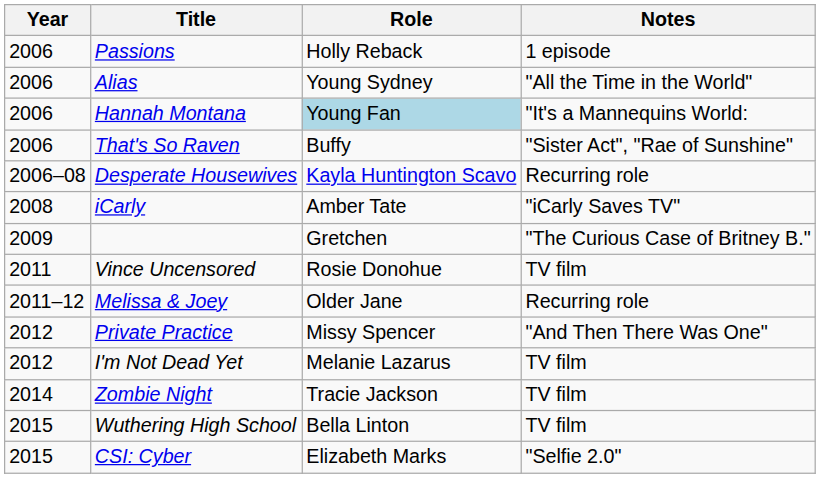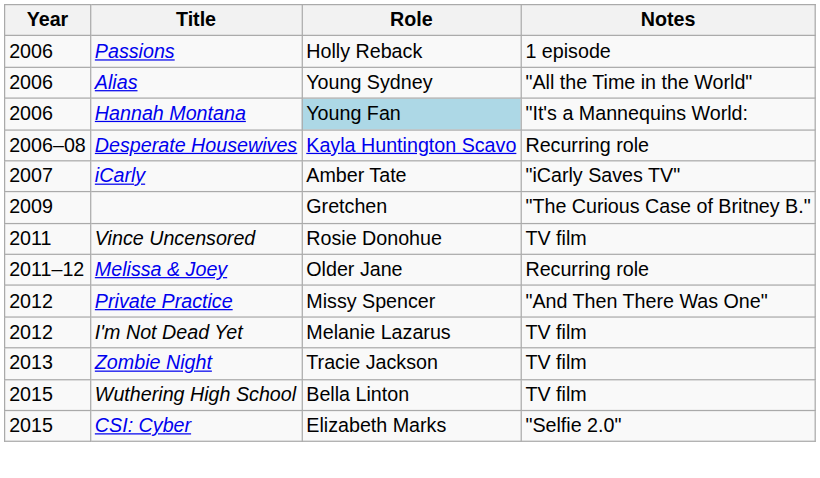- row: (167, 144)
(31, 207) 2008 -> (31, 176) 2007
(31, 394) 2014 -> (31, 363) 2013
